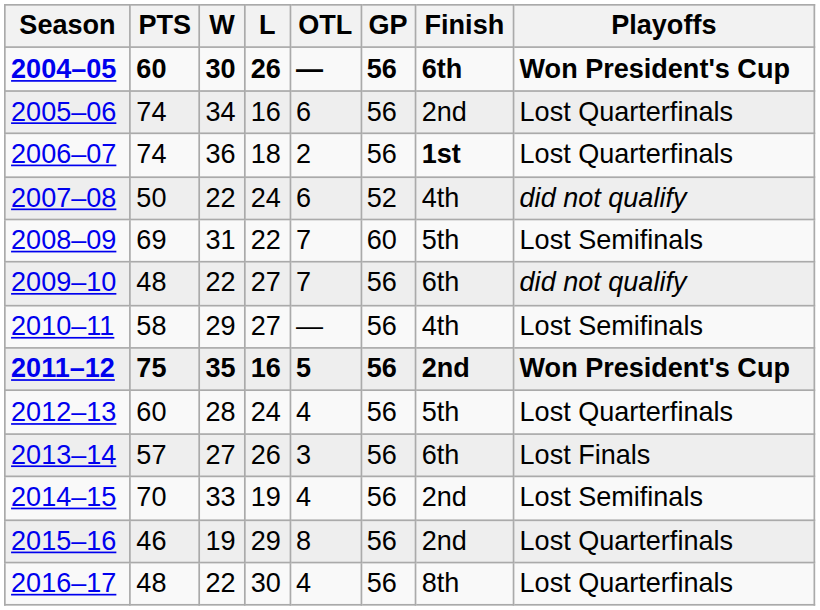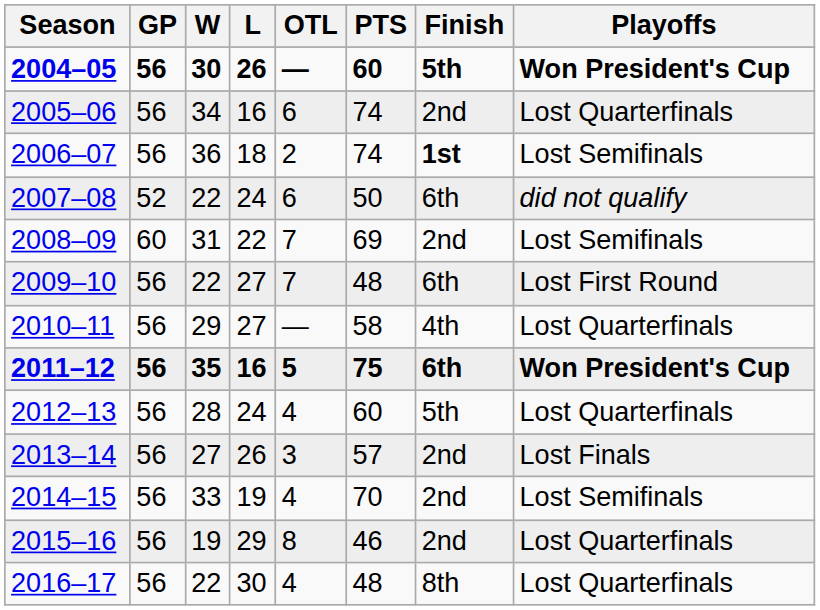columns swapped: (388, 25) <-> (165, 25)
(442, 68) 6th -> (442, 68) 5th
(626, 154) Lost Quarterfinals -> (611, 154) Lost Semifinals
(440, 197) 4th -> (440, 197) 6th
(440, 240) 5th -> (444, 240) 2nd
(603, 283) did not qualify -> (619, 283) Lost First Round
(611, 326) Lost Semifinals -> (626, 326) Lost Quarterfinals
(446, 369) 2nd -> (442, 369) 6th
(440, 454) 6th -> (444, 454) 2nd
